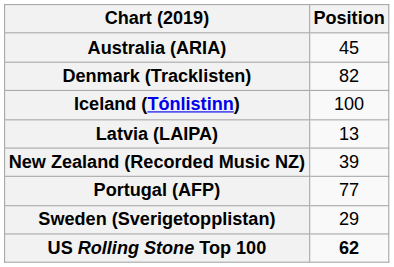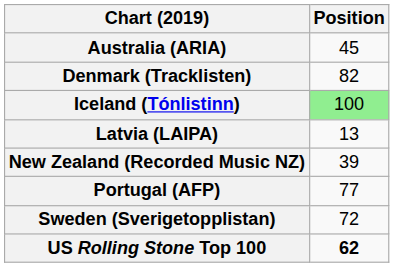(349, 104) no background -> (349, 104) lightgreen background
(349, 219) 29 -> (349, 219) 72
